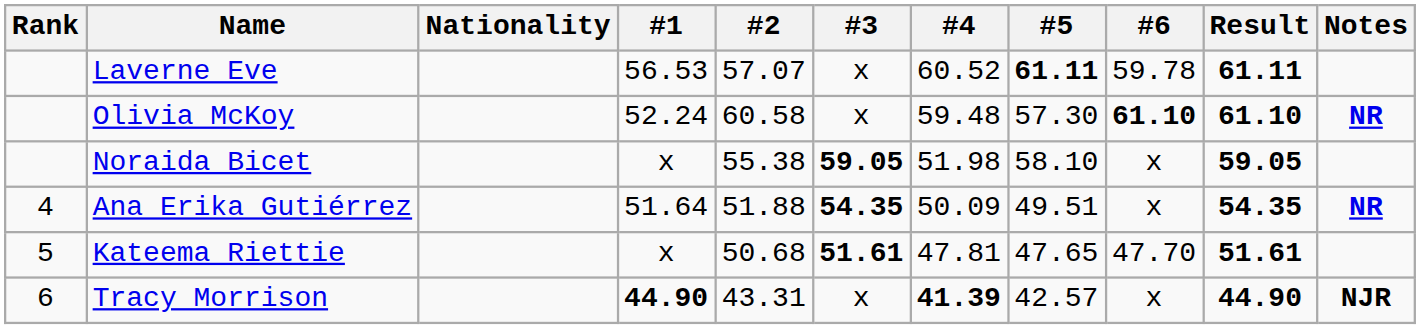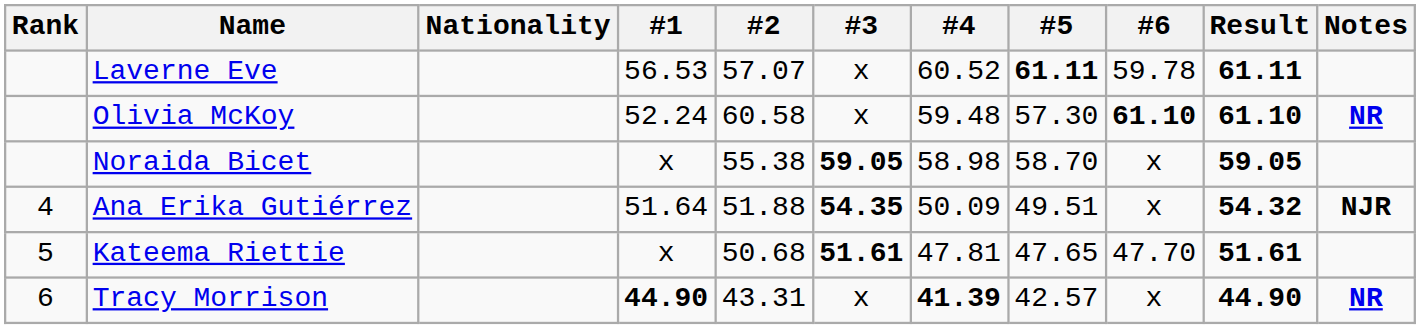(959, 164) 51.98 -> (959, 164) 58.98
(1056, 164) 58.10 -> (1056, 164) 58.70
(1260, 209) 54.35 -> (1260, 209) 54.32
(1366, 209) NR -> (1366, 209) NJR
(1366, 300) NJR -> (1366, 300) NR
